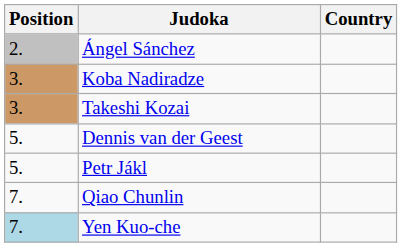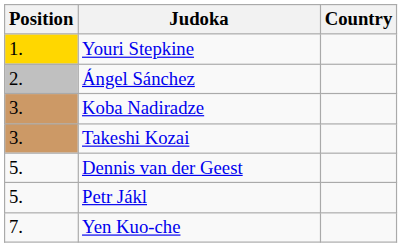+ row: (138, 49)
- row: (133, 197)
(16, 227) lightblue background -> (16, 227) no background
